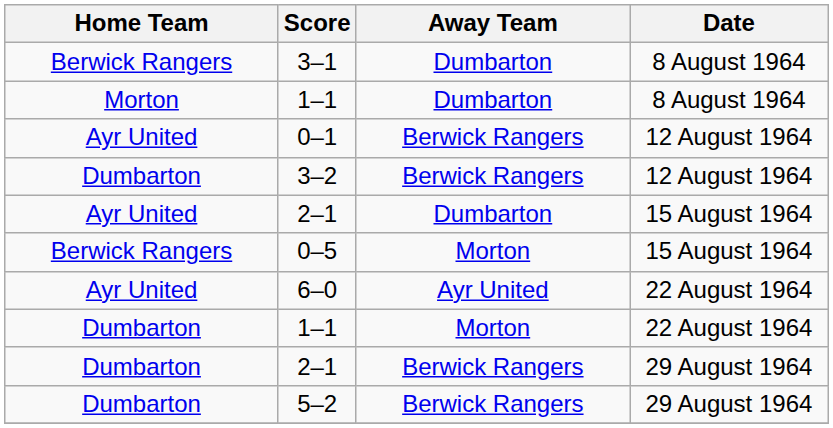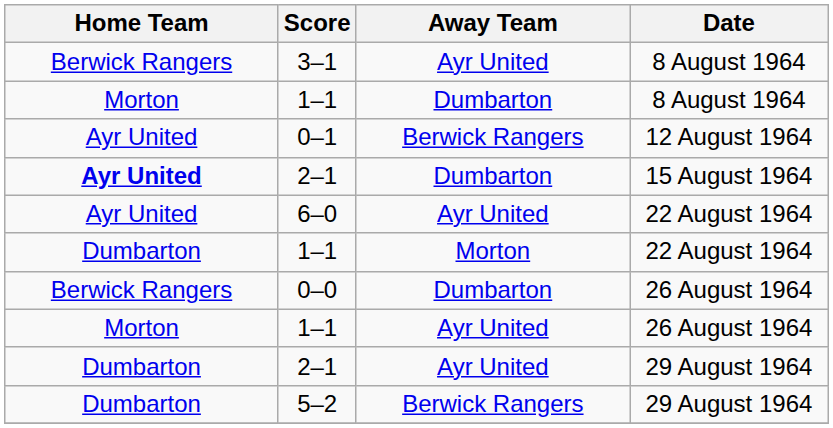(493, 61) Dumbarton -> (493, 61) Ayr United
- row: (317, 175)
(142, 213) normal -> (142, 175) bold
- row: (317, 251)
+ row: (317, 289)
+ row: (317, 328)
(493, 366) Berwick Rangers -> (493, 366) Ayr United
